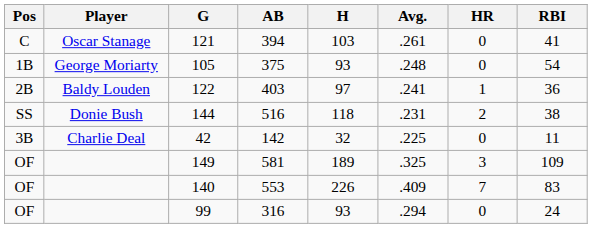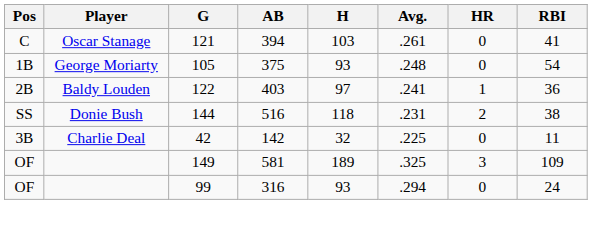- row: (203, 187)
